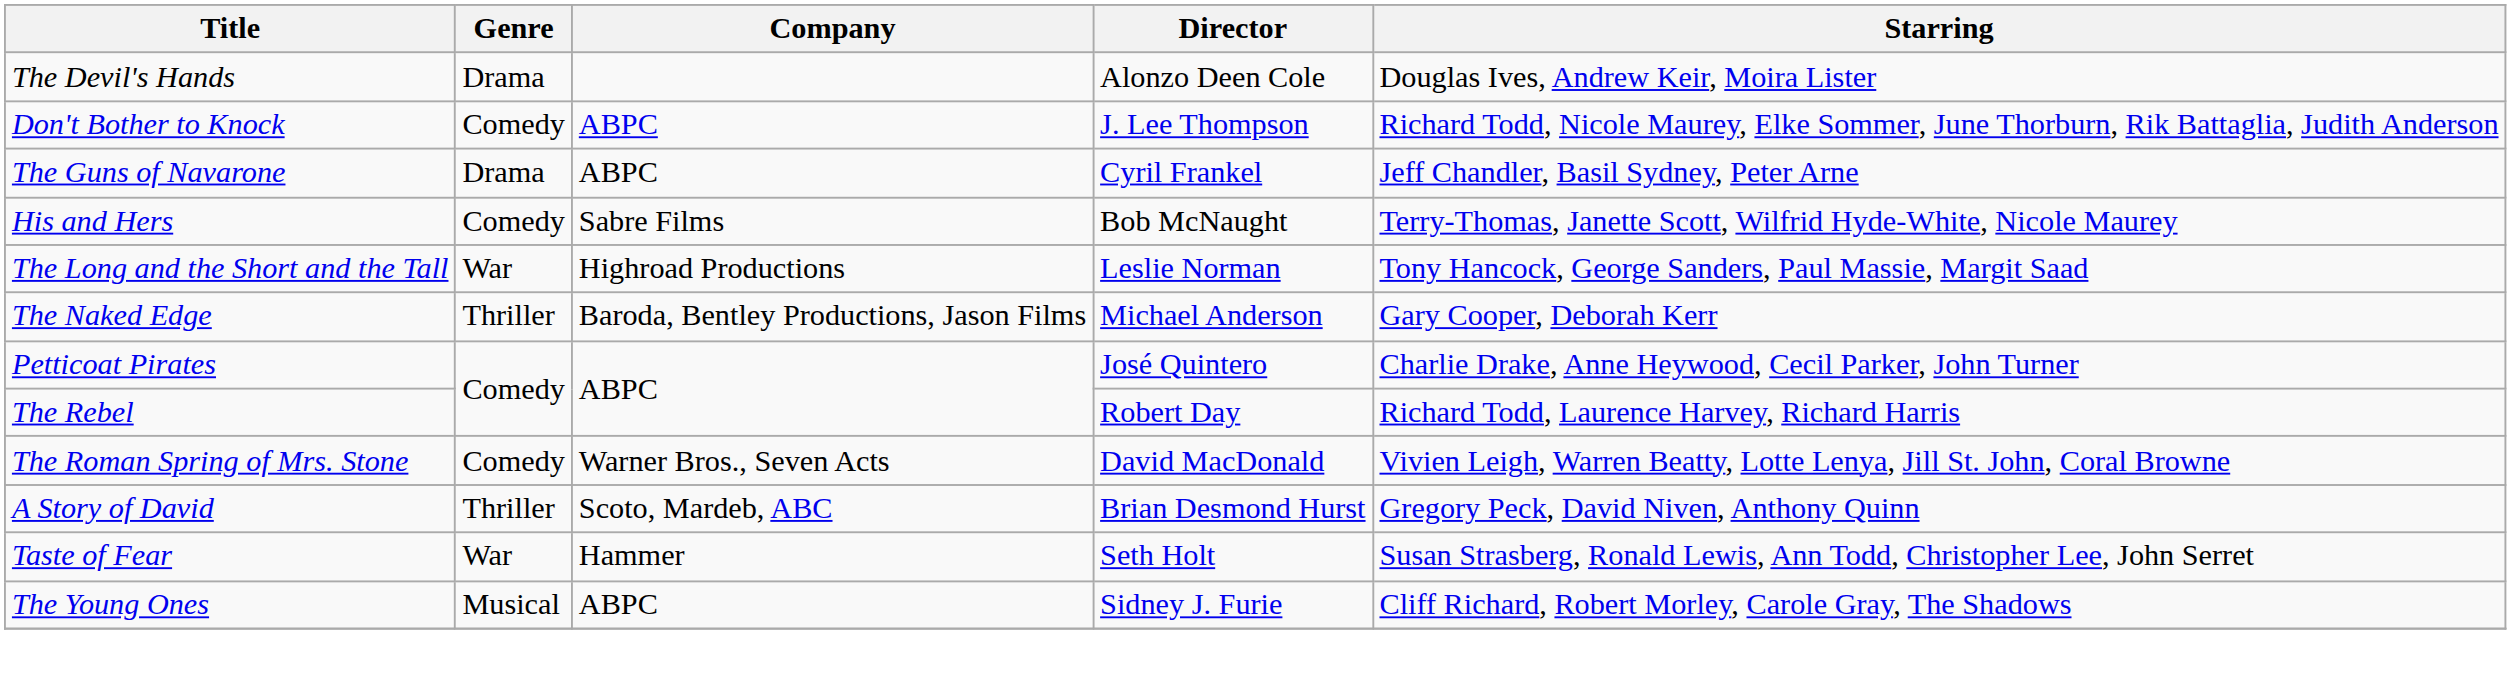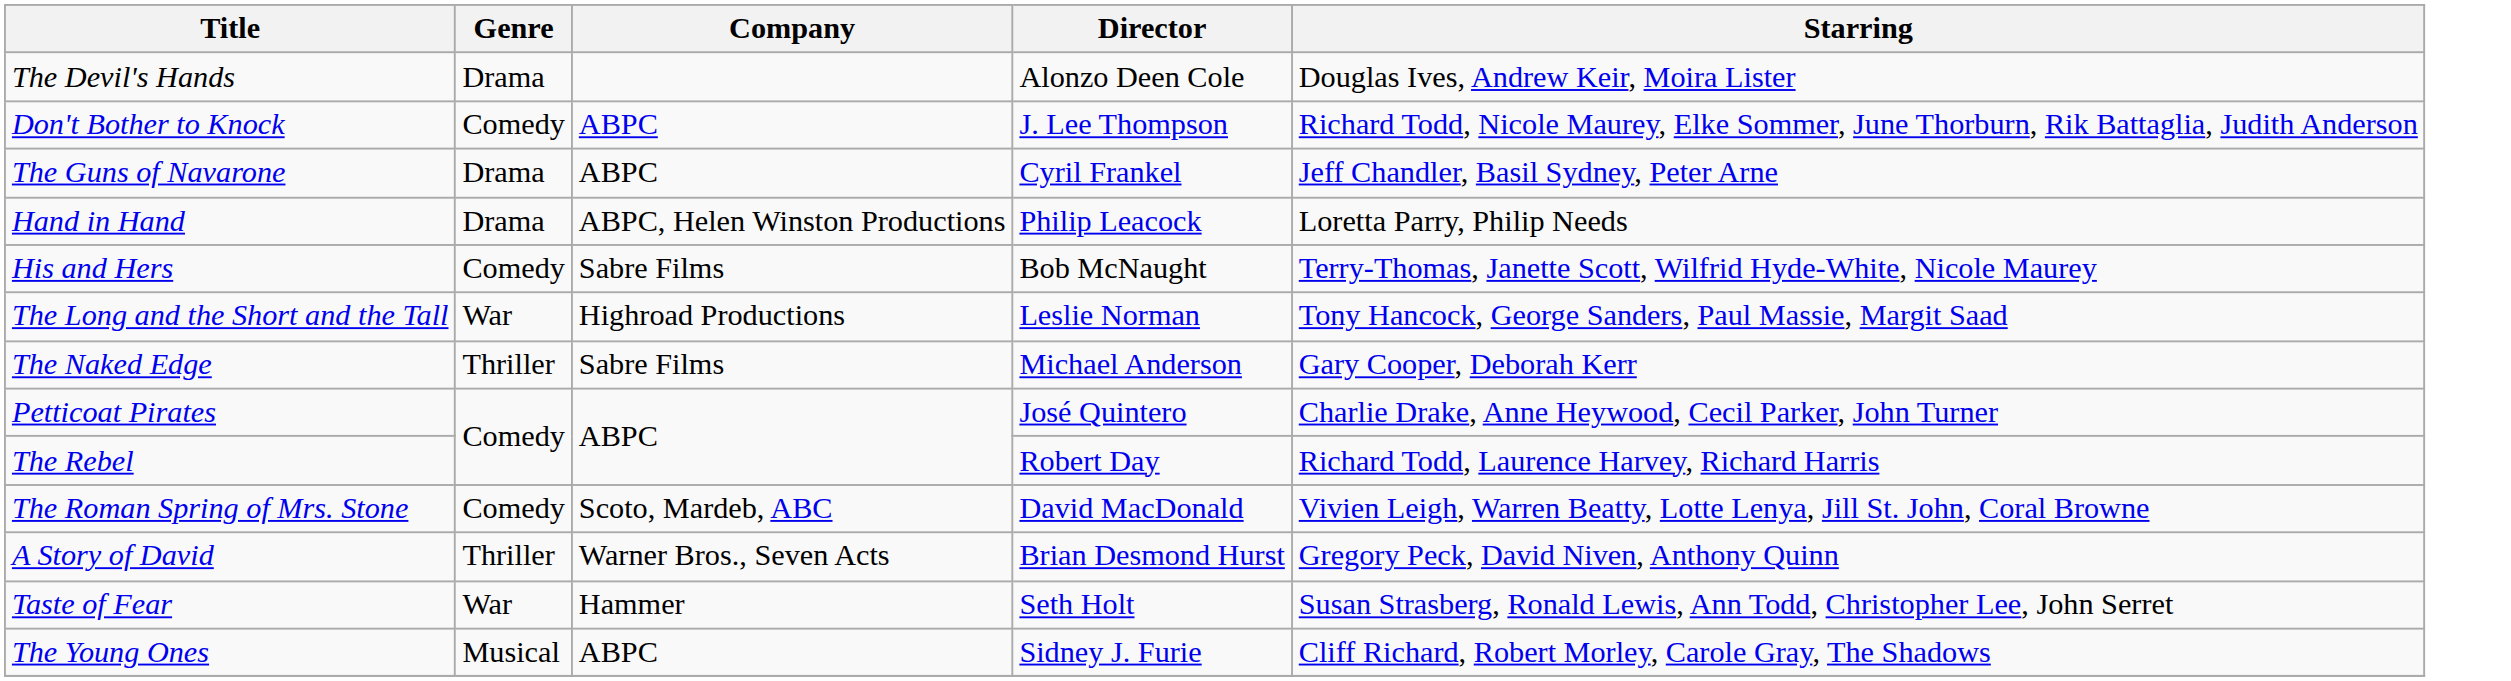+ row: (98, 220)
(832, 316) Baroda, Bentley Productions, Jason Films -> (651, 364) Sabre Films
(734, 460) Warner Bros., Seven Acts -> (706, 508) Scoto, Mardeb, ABC
(706, 508) Scoto, Mardeb, ABC -> (734, 556) Warner Bros., Seven Acts
